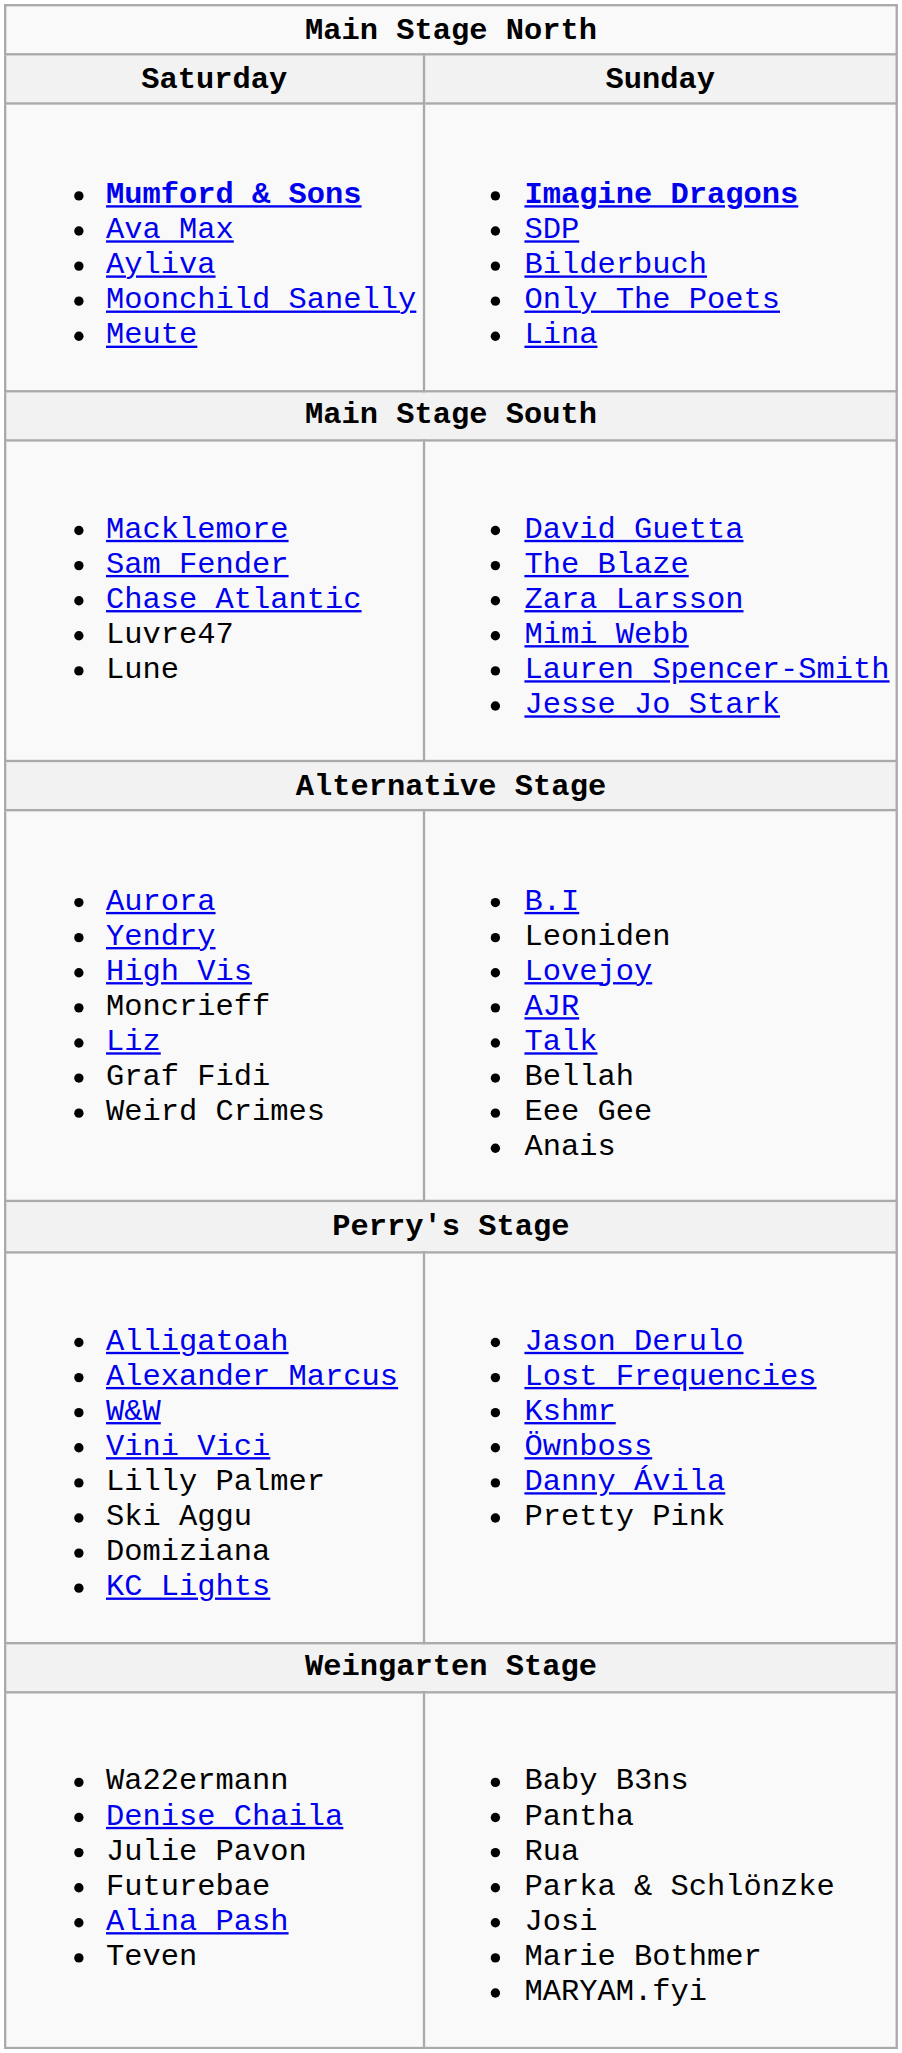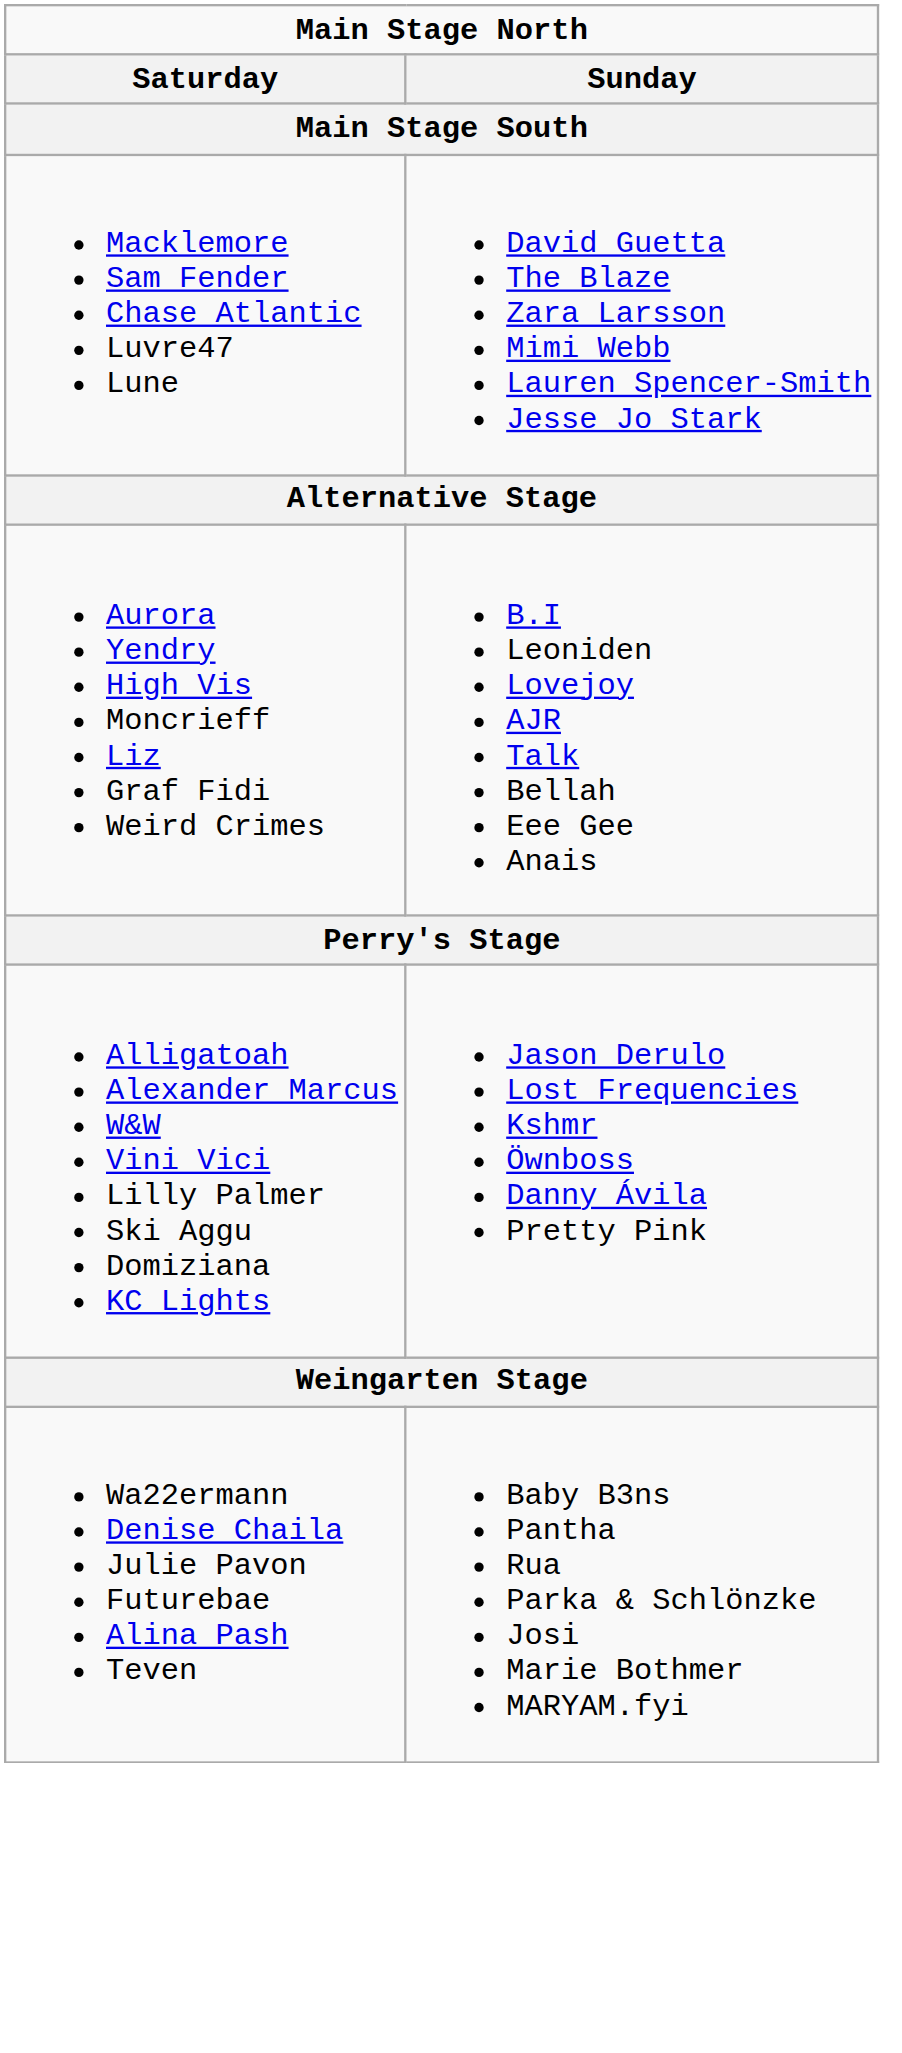- row: (214, 265)
